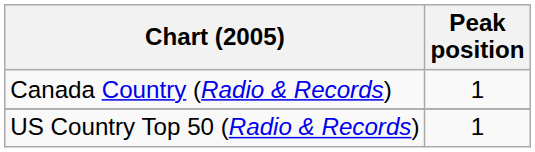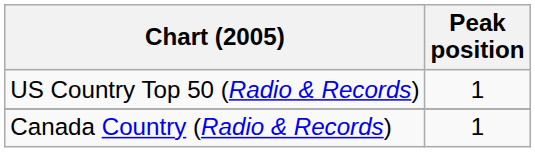rows swapped: (201, 89) <-> (215, 127)
